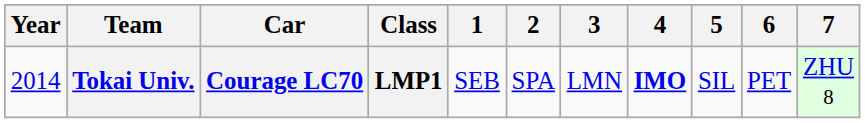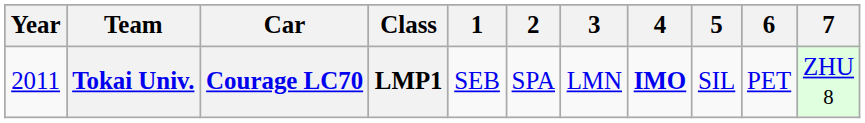(36, 81) 2014 -> (36, 81) 2011
